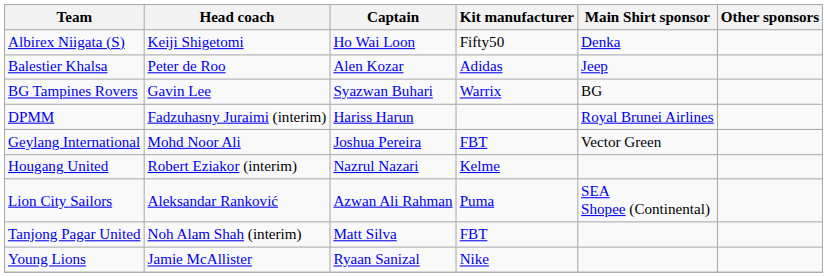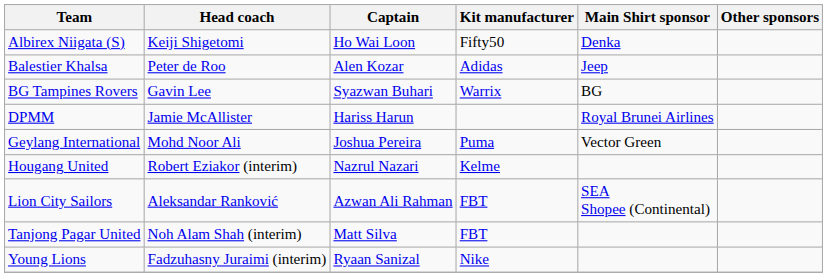(237, 117) Fadzuhasny Juraimi (interim) -> (200, 117) Jamie McAllister
(474, 142) FBT -> (477, 142) Puma
(477, 200) Puma -> (474, 200) FBT
(200, 259) Jamie McAllister -> (237, 259) Fadzuhasny Juraimi (interim)
